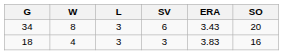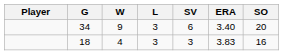+ column: (36, 12)
(73, 27) 8 -> (120, 27) 9
(210, 27) 3.43 -> (226, 27) 3.40
